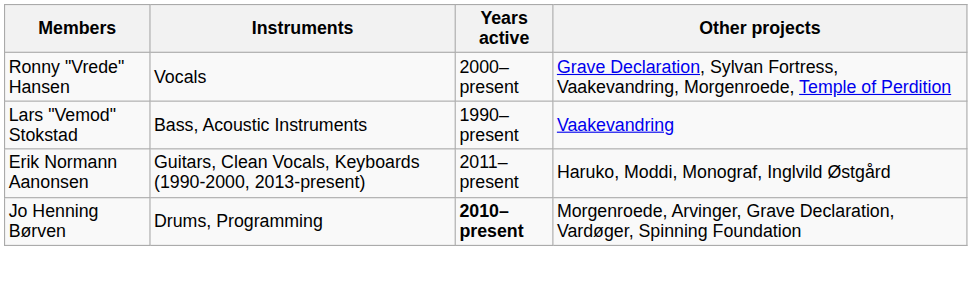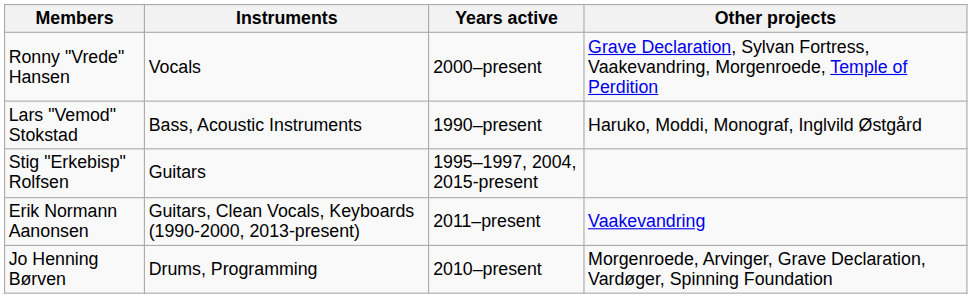(615, 124) Vaakevandring -> (755, 124) Haruko, Moddi, Monograf, Inglvild Østgård
+ row: (67, 173)
(724, 173) Haruko, Moddi, Monograf, Inglvild Østgård -> (647, 221) Vaakevandring
(492, 221) bold -> (487, 269) normal
